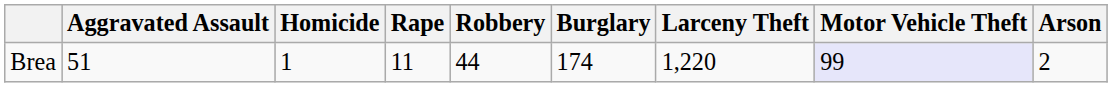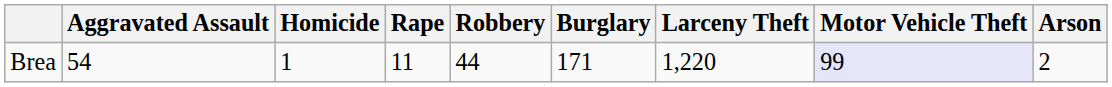(79, 61) 51 -> (79, 61) 54
(575, 61) 174 -> (575, 61) 171
